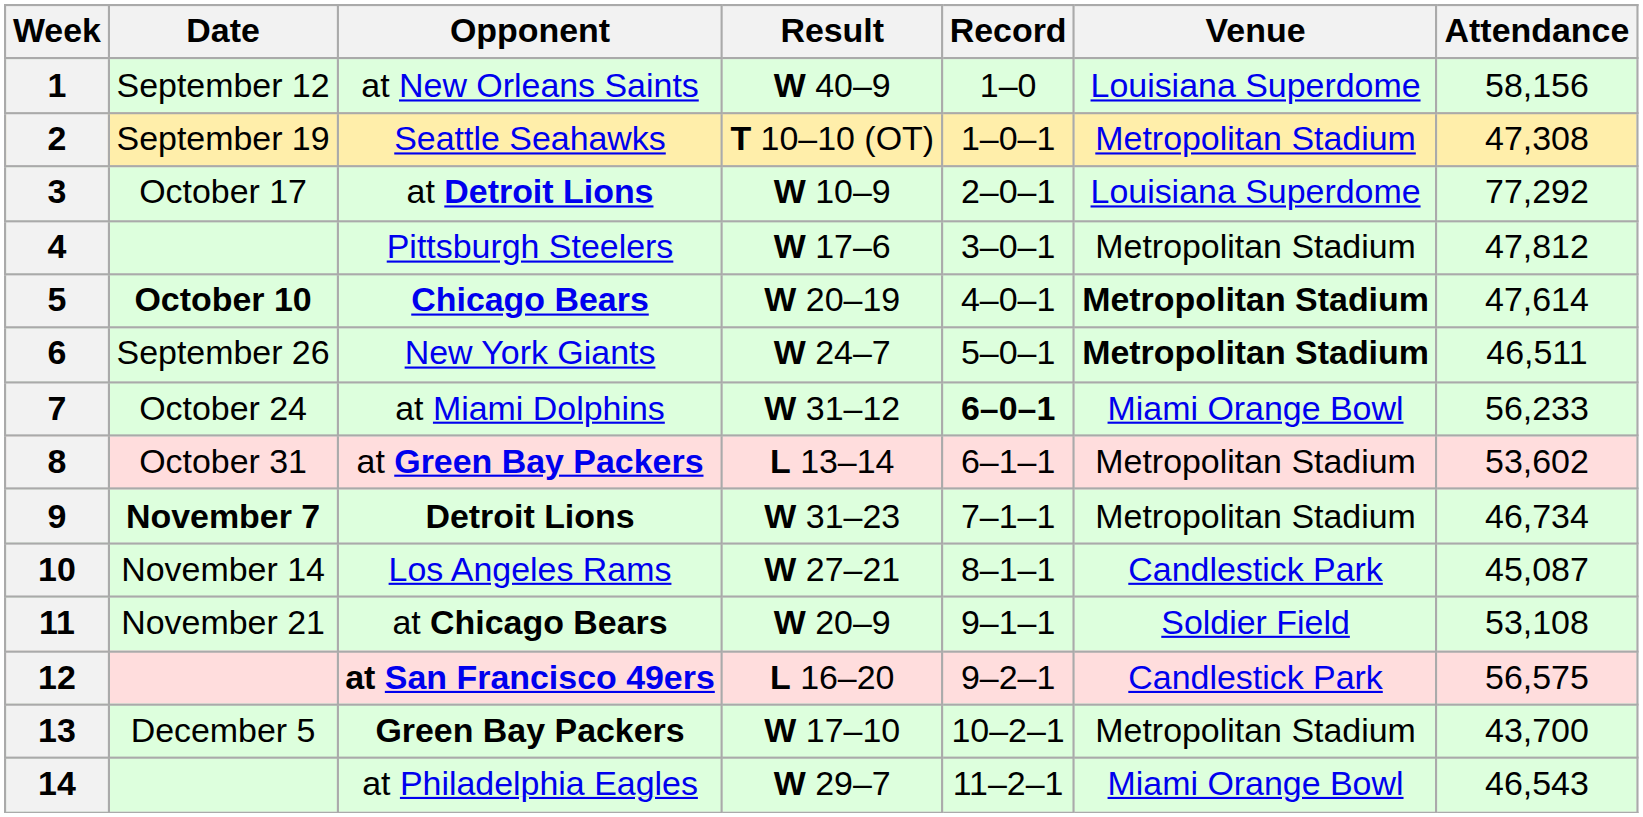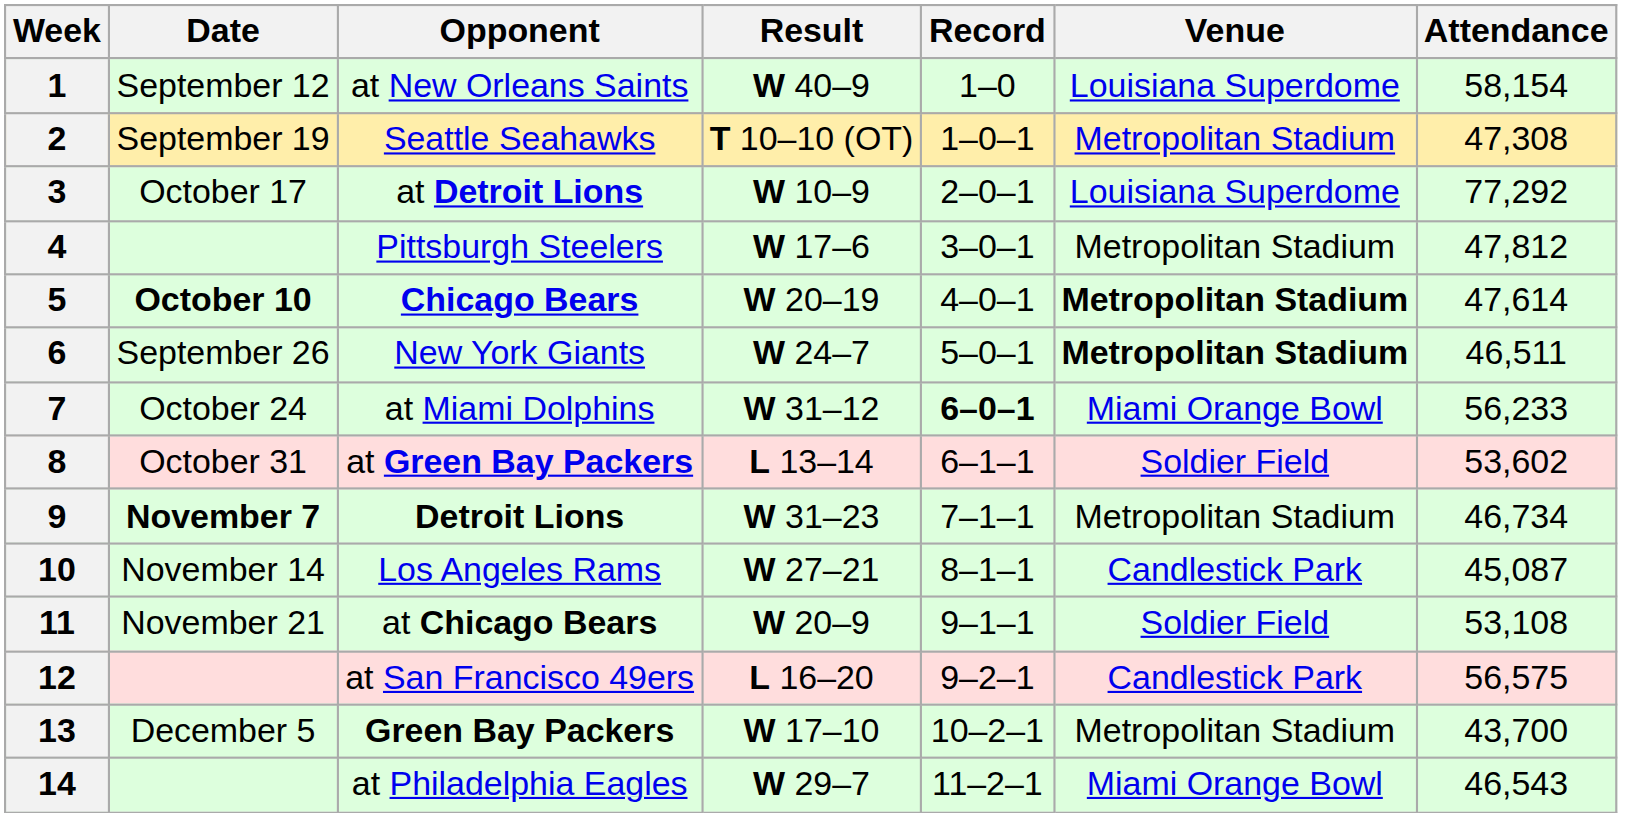(1537, 85) 58,156 -> (1516, 85) 58,154
(1256, 461) Metropolitan Stadium -> (1235, 461) Soldier Field
(530, 676) bold -> (520, 676) normal
